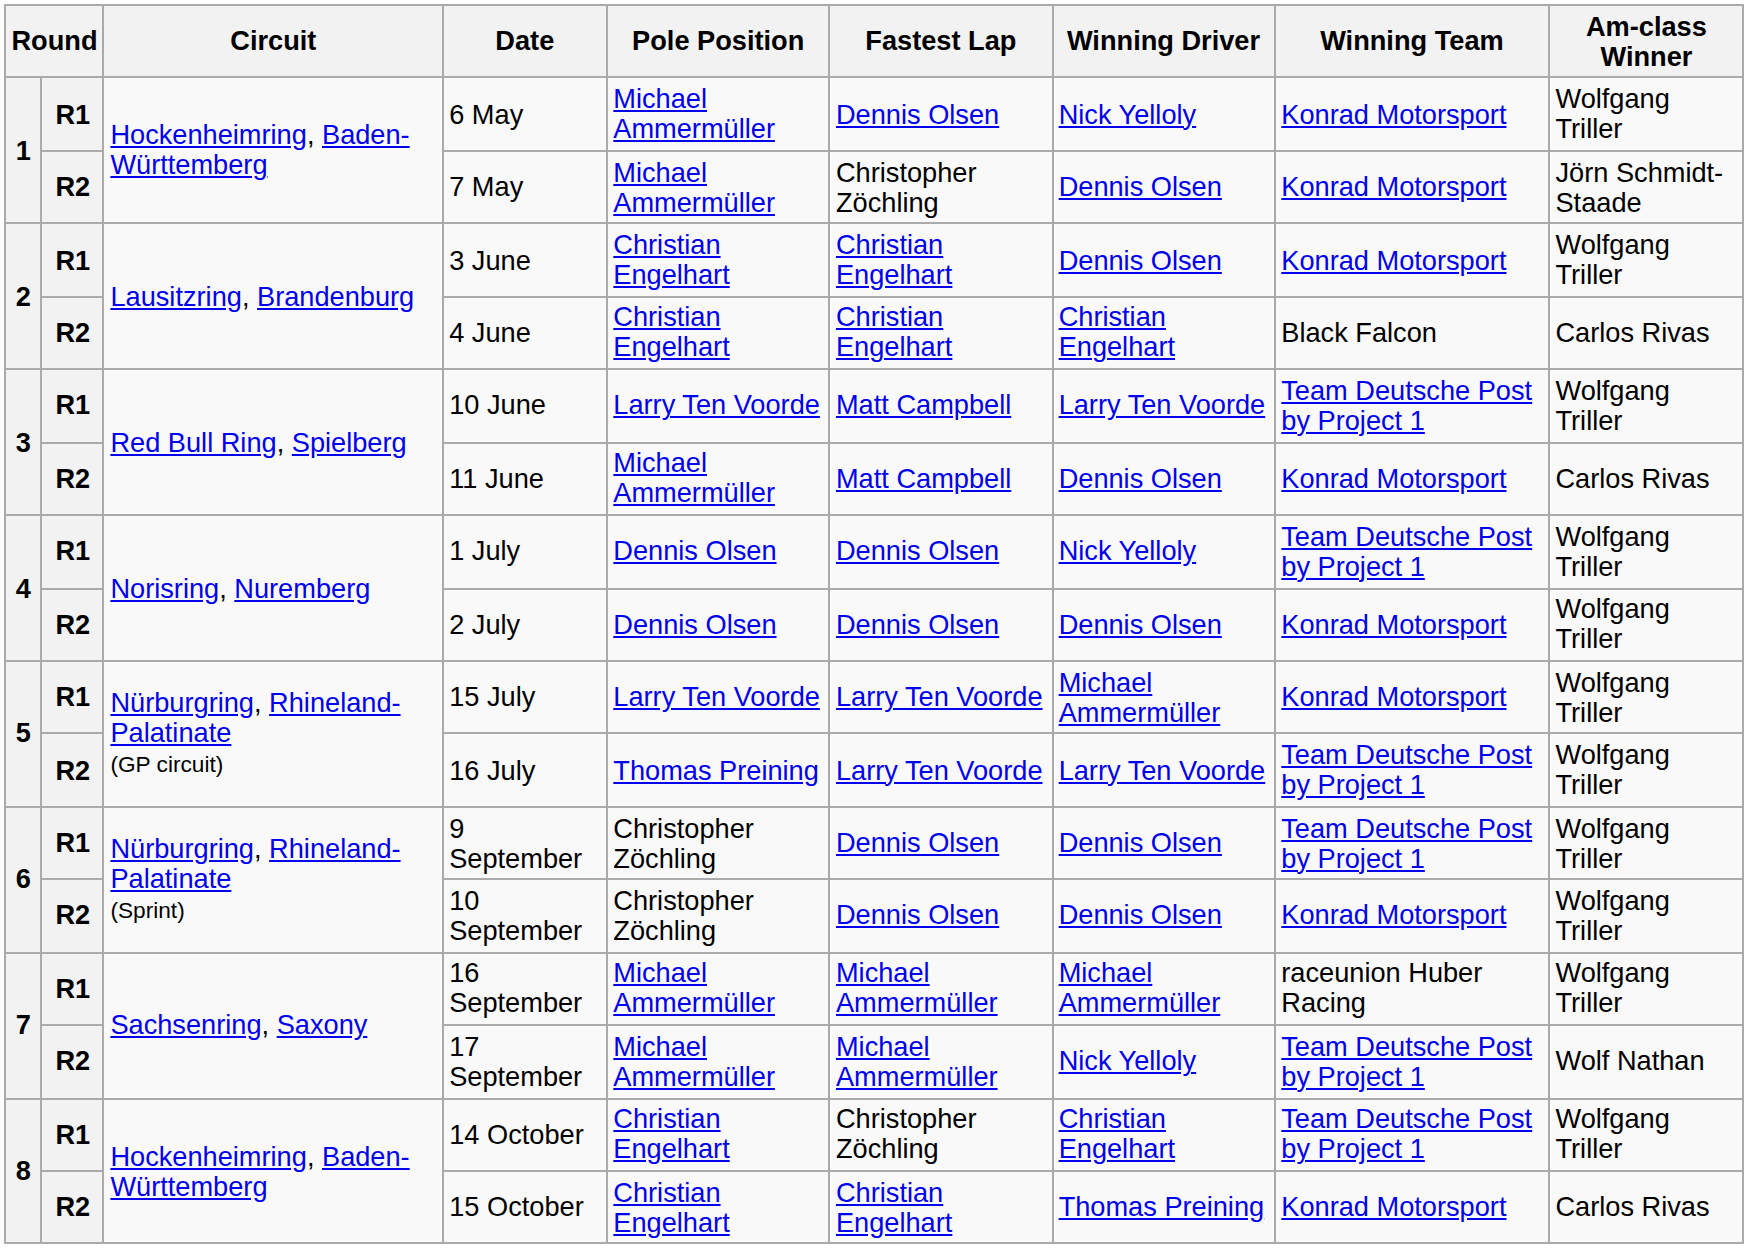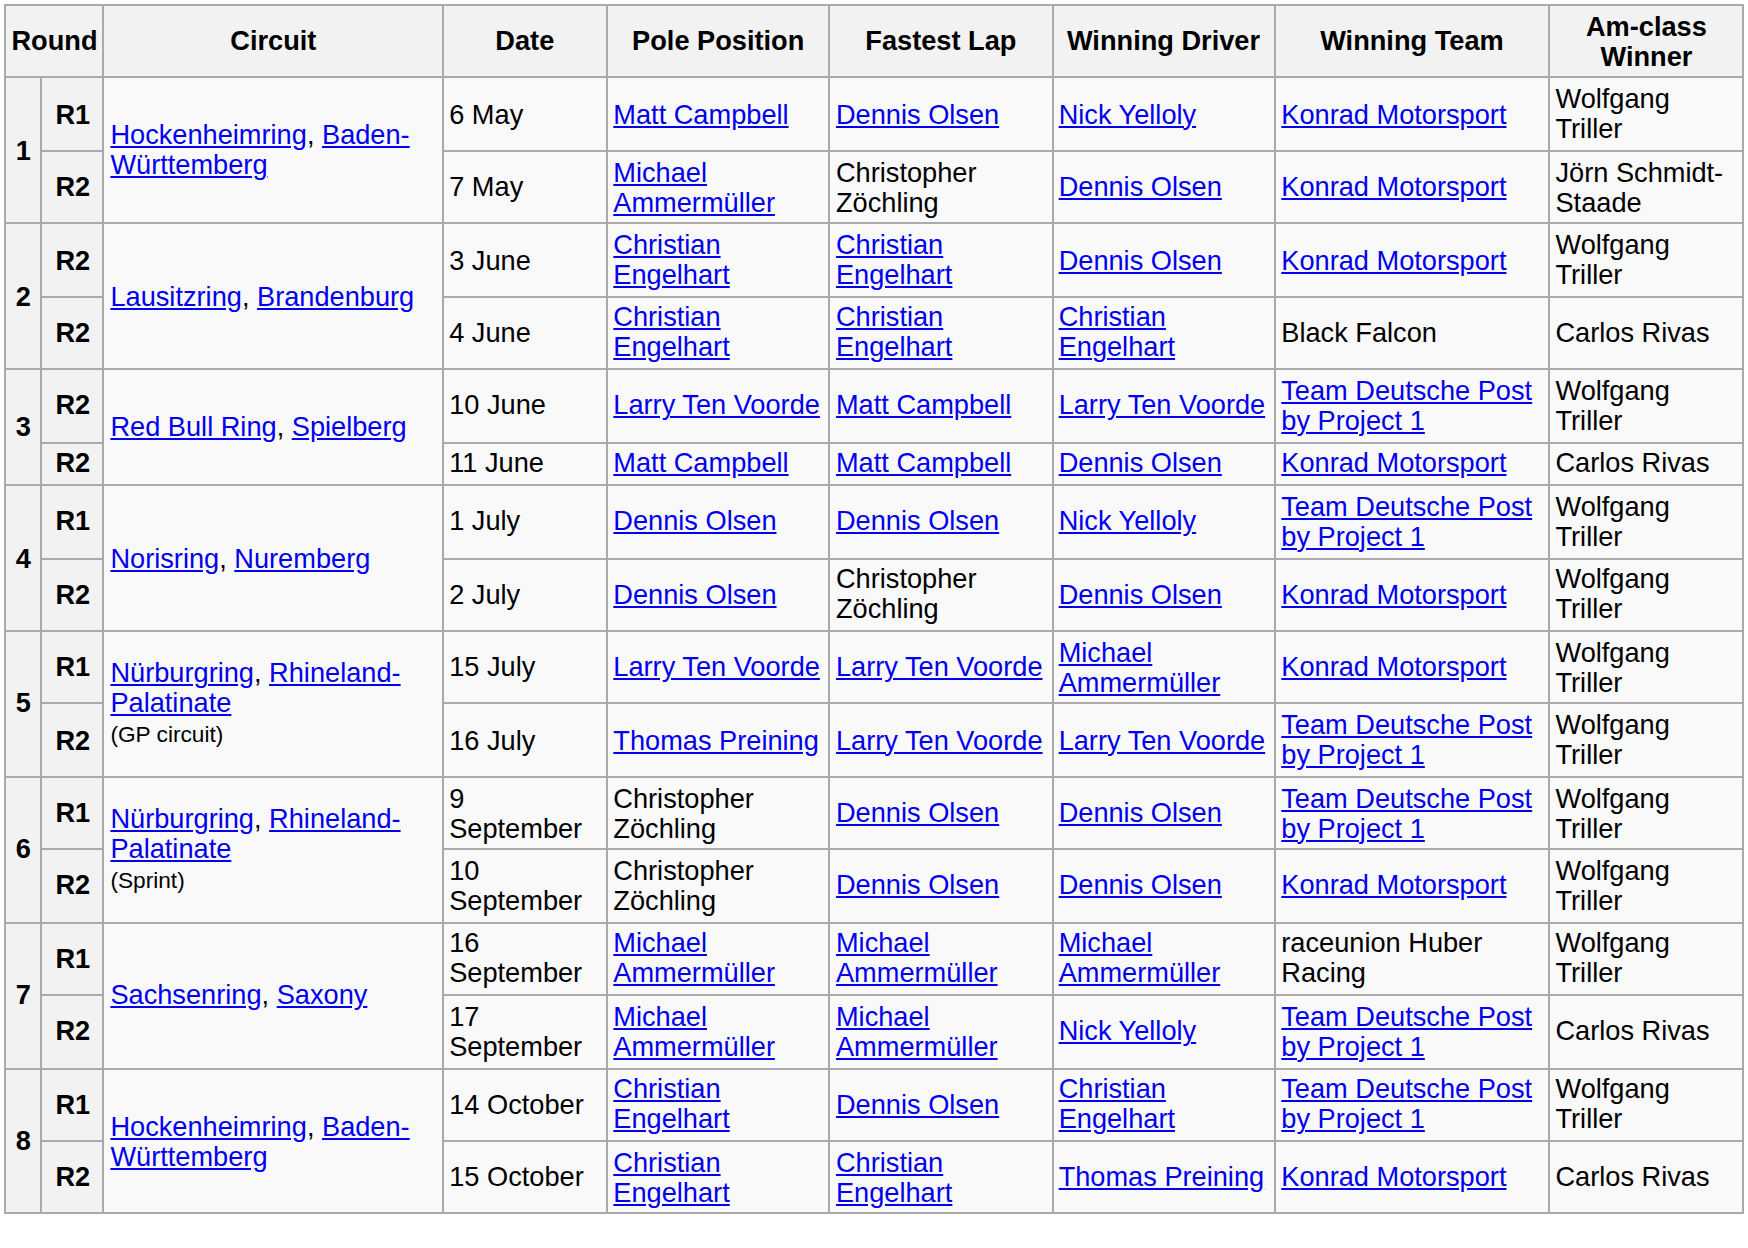(694, 114) Michael Ammermüller -> (701, 114) Matt Campbell
(73, 260) R1 -> (73, 260) R2
(73, 405) R1 -> (73, 405) R2
(694, 478) Michael Ammermüller -> (701, 463) Matt Campbell
(918, 624) Dennis Olsen -> (906, 594) Christopher Zöchling
(1630, 1061) Wolf Nathan -> (1633, 1031) Carlos Rivas
(906, 1134) Christopher Zöchling -> (918, 1104) Dennis Olsen
